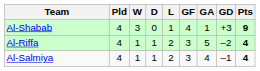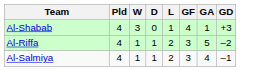- column: (245, 12)
